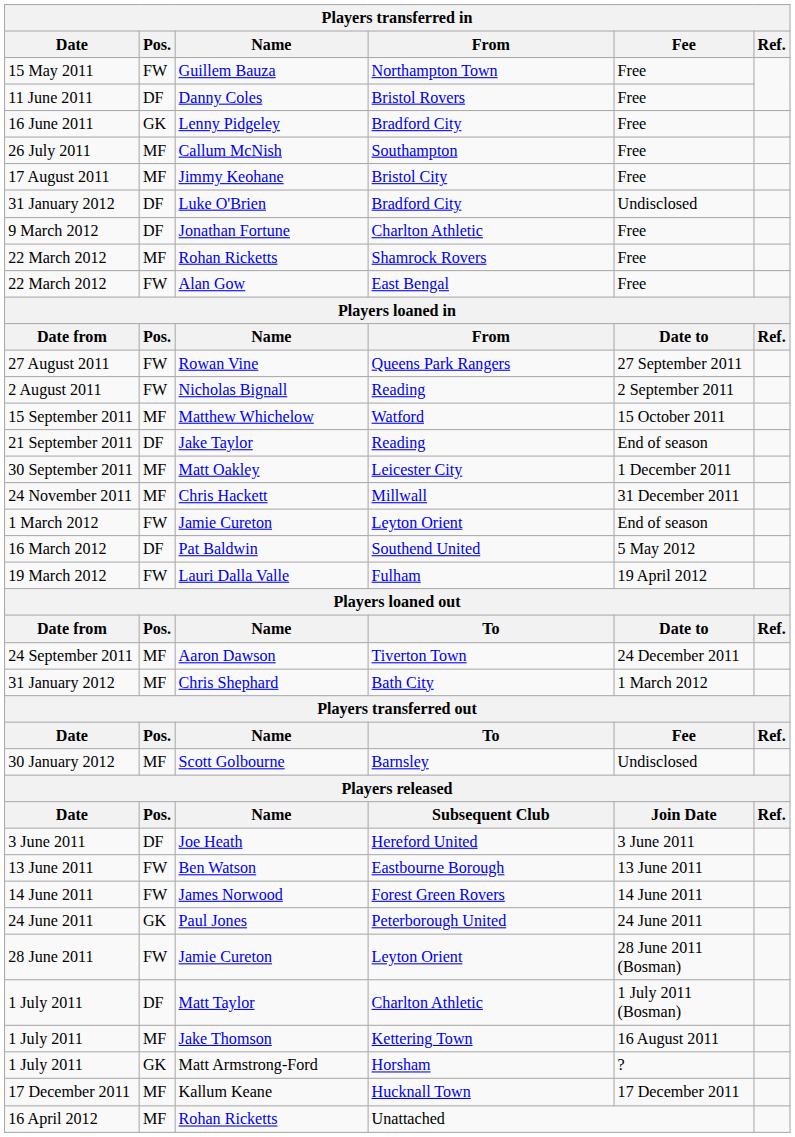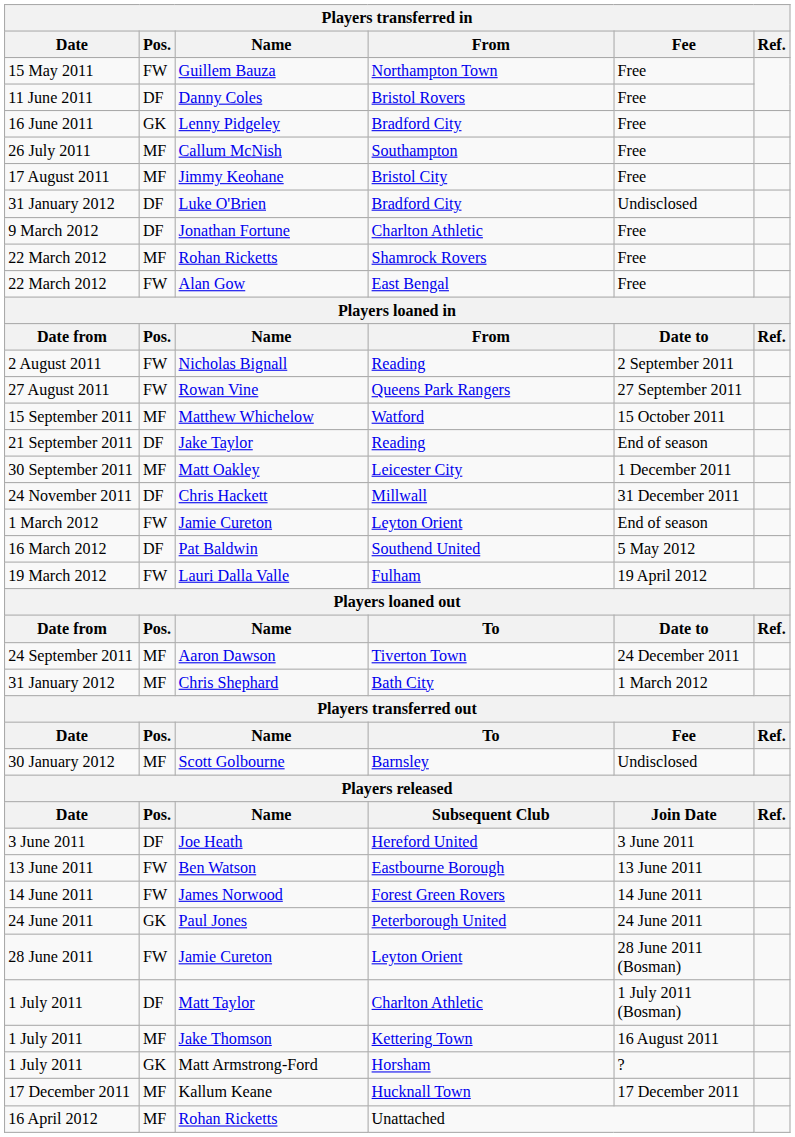rows swapped: (55, 389) <-> (59, 363)
(155, 496) MF -> (153, 496) DF
